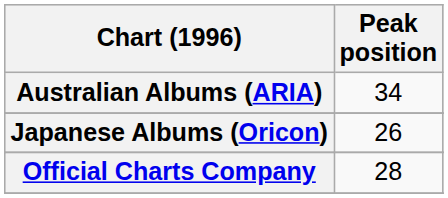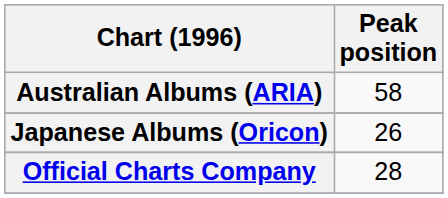(388, 92) 34 -> (388, 92) 58
